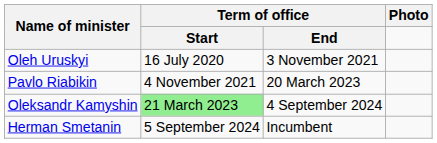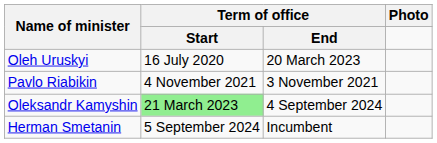(322, 60) 3 November 2021 -> (313, 60) 20 March 2023
(313, 82) 20 March 2023 -> (322, 82) 3 November 2021
